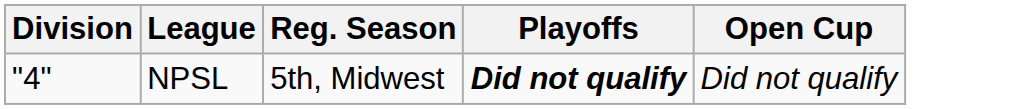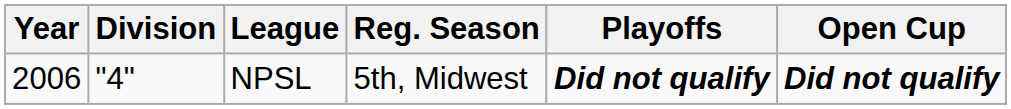+ column: (47, 29)
(799, 78) normal -> (892, 78) bold
